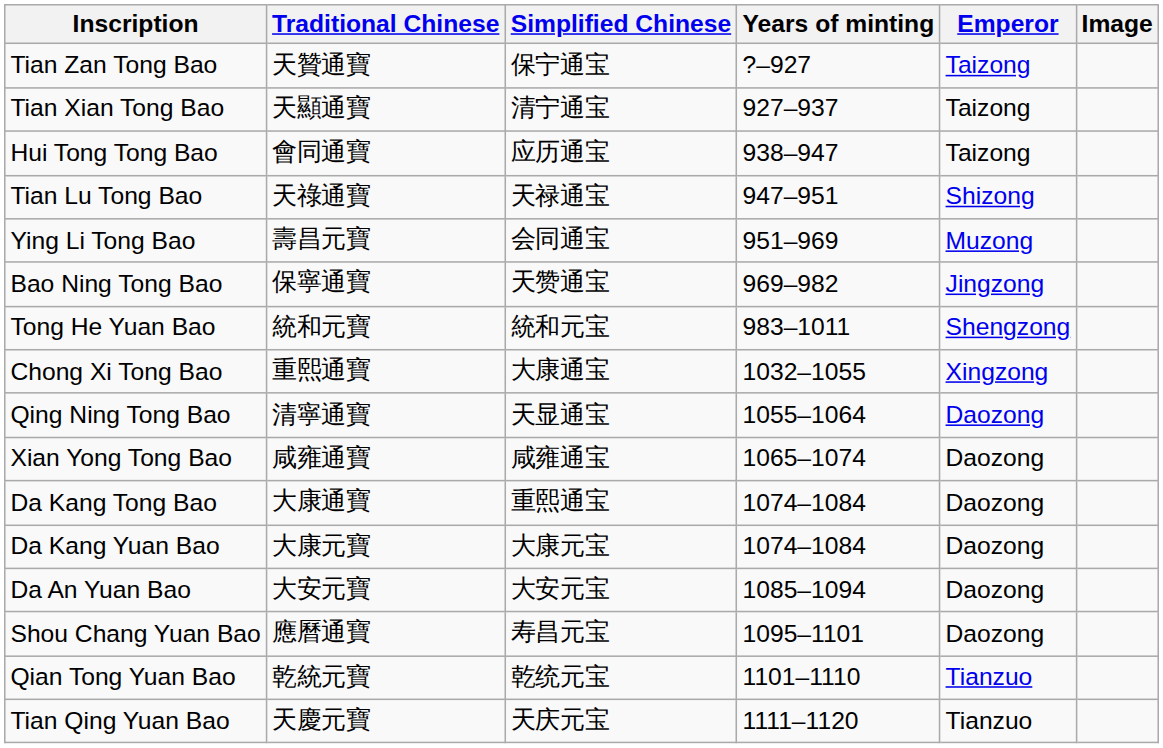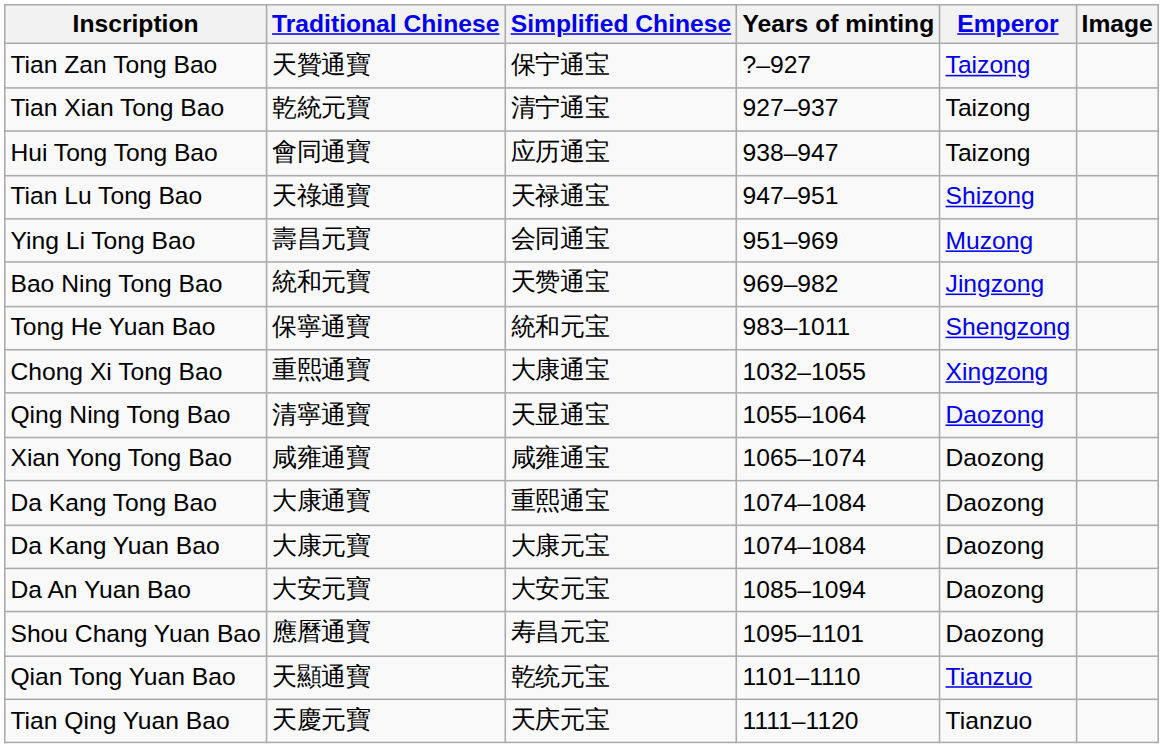(321, 108) 天顯通寶 -> (321, 108) 乾統元寶
(321, 283) 保寧通寶 -> (321, 283) 統和元寶
(321, 326) 統和元寶 -> (321, 326) 保寧通寶
(321, 676) 乾統元寶 -> (321, 676) 天顯通寶
